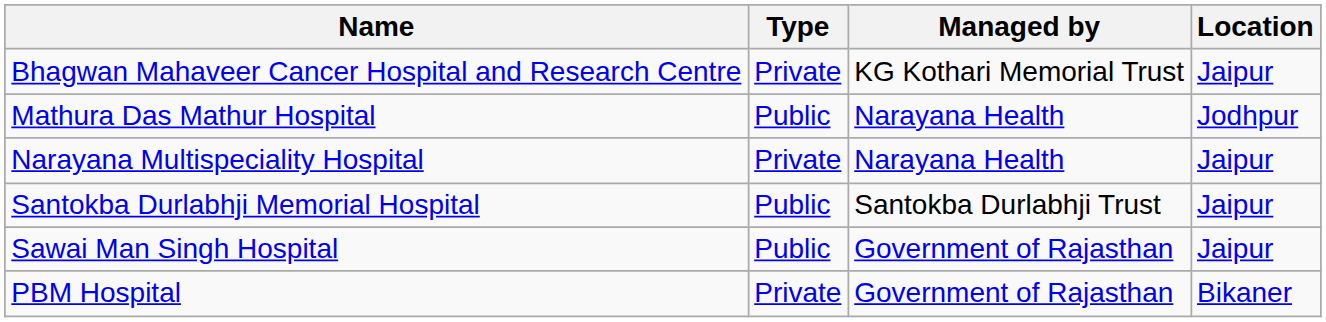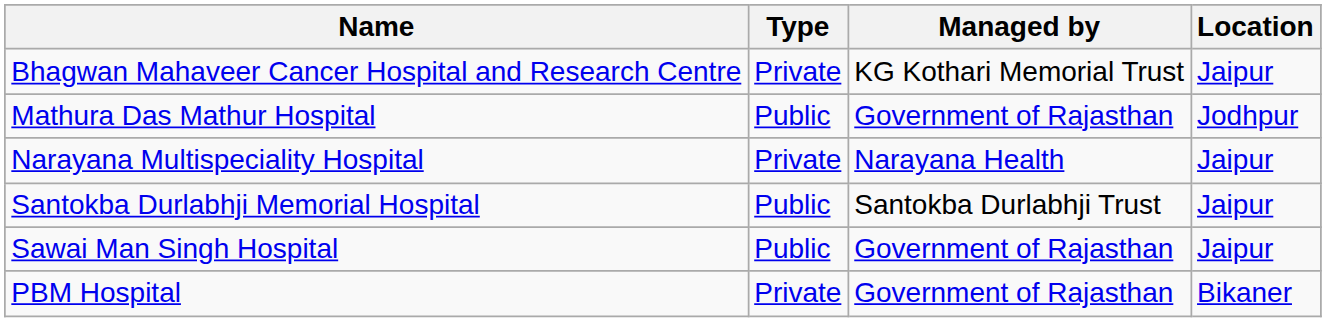(959, 115) Narayana Health -> (1014, 115) Government of Rajasthan
